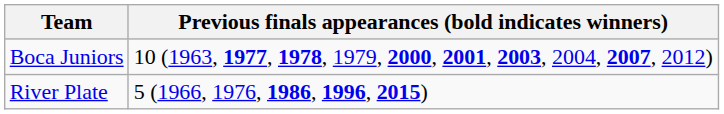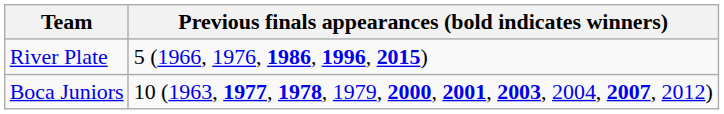rows swapped: (67, 56) <-> (59, 91)
